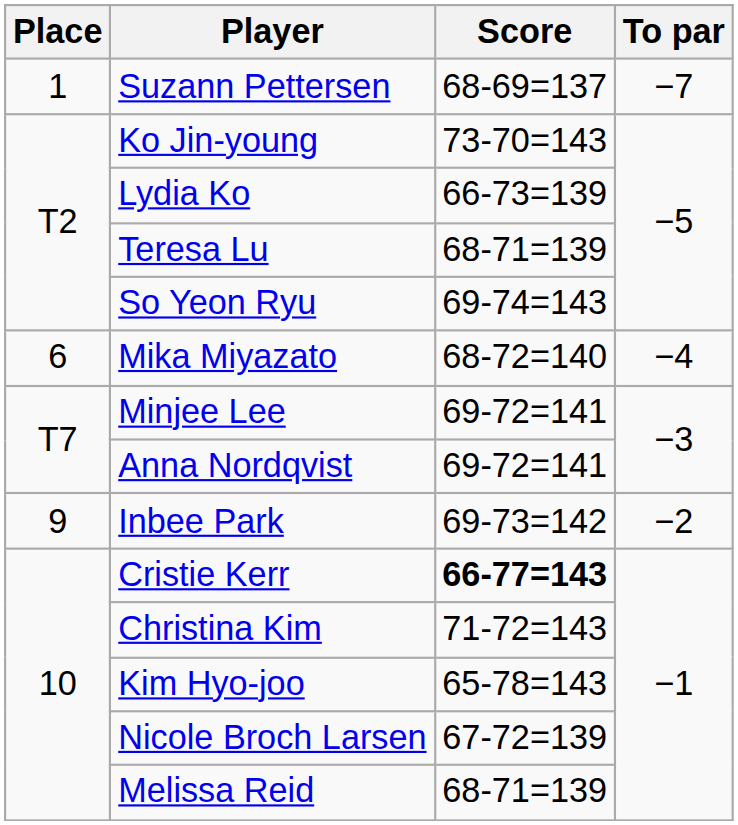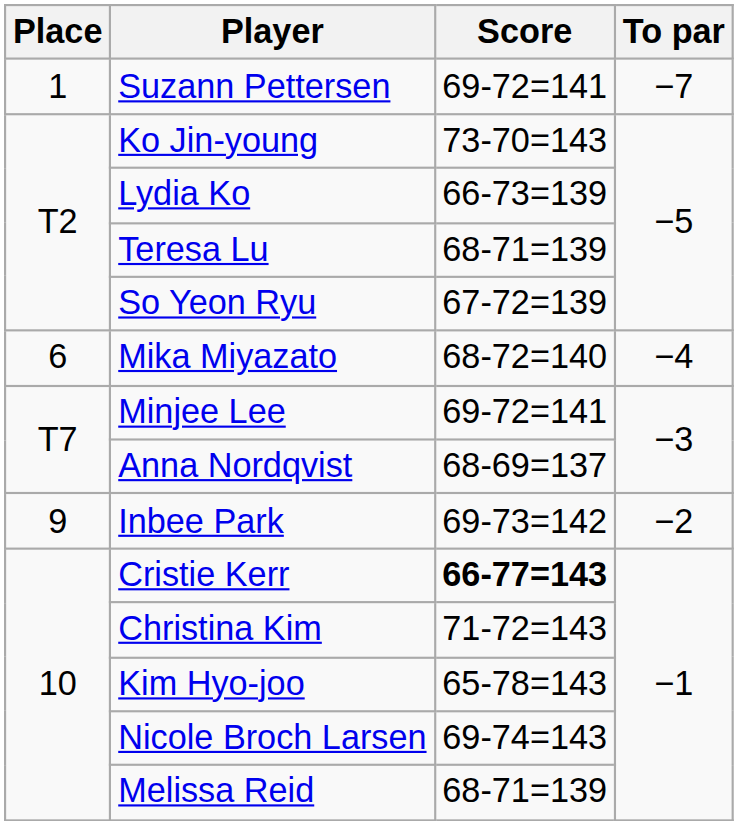(525, 85) 68-69=137 -> (525, 85) 69-72=141
(525, 303) 69-74=143 -> (525, 303) 67-72=139
(525, 466) 69-72=141 -> (525, 466) 68-69=137
(525, 737) 67-72=139 -> (525, 737) 69-74=143
